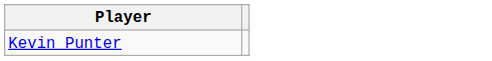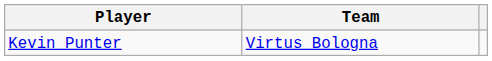+ column: (361, 17)
